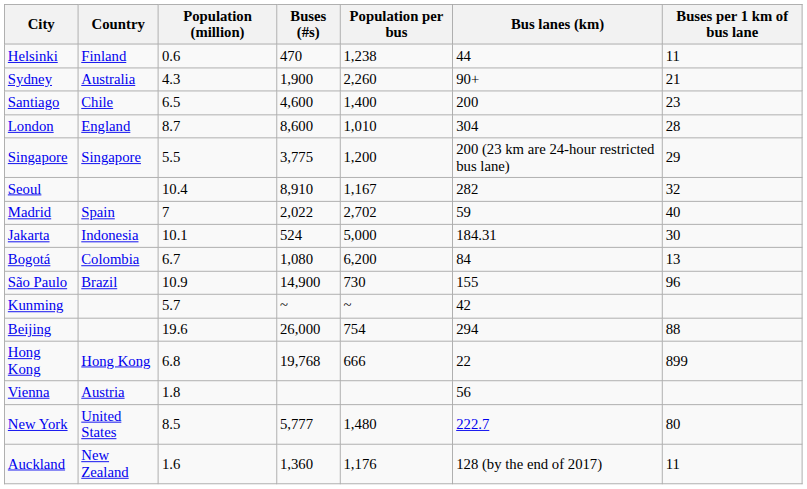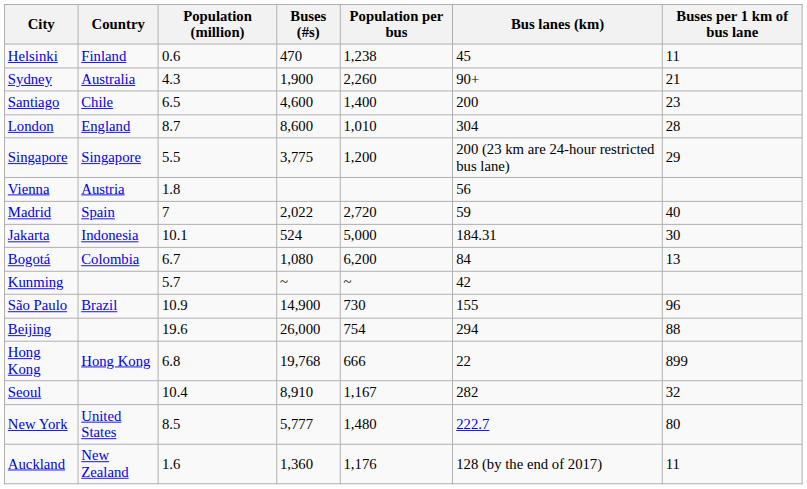(464, 56) 44 -> (464, 56) 45
rows swapped: (25, 189) <-> (29, 392)
(360, 212) 2,702 -> (360, 212) 2,720
rows swapped: (38, 282) <-> (36, 306)
